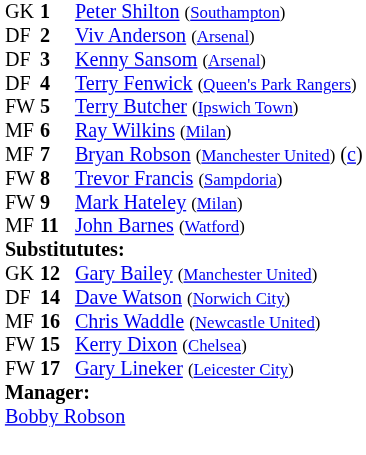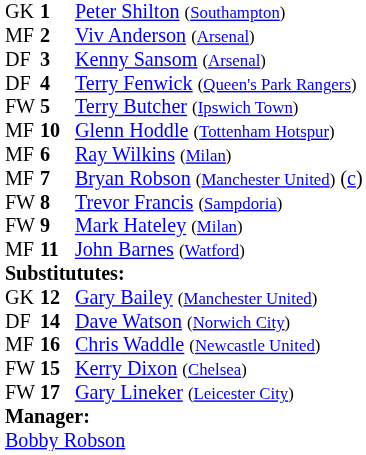(18, 35) DF -> (19, 35) MF
+ row: (205, 130)
